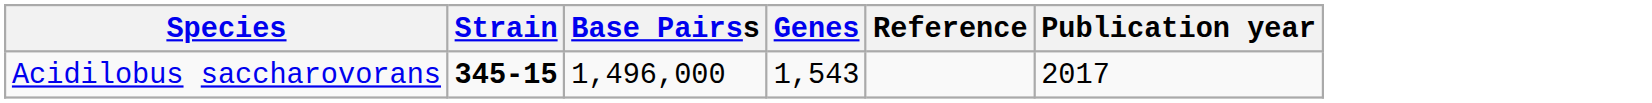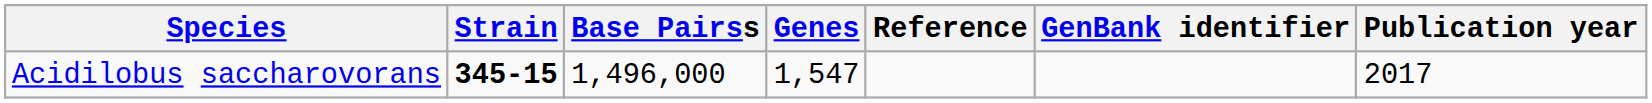+ column: (1196, 28)
(817, 75) 1,543 -> (817, 75) 1,547
